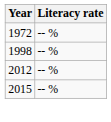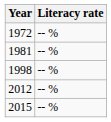+ row: (20, 51)
